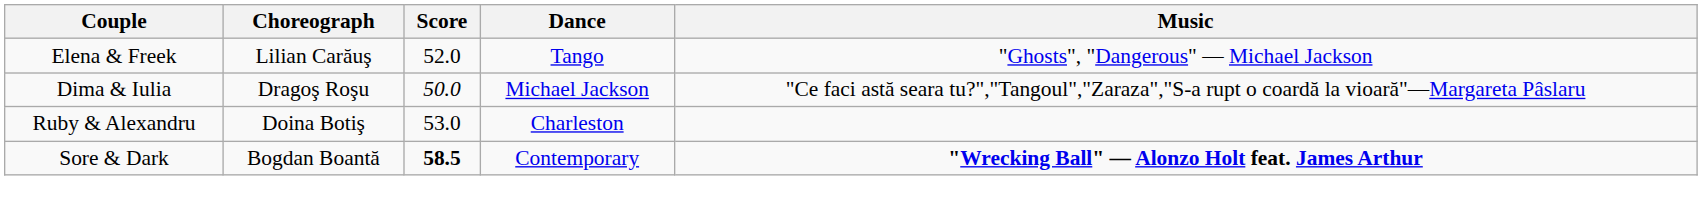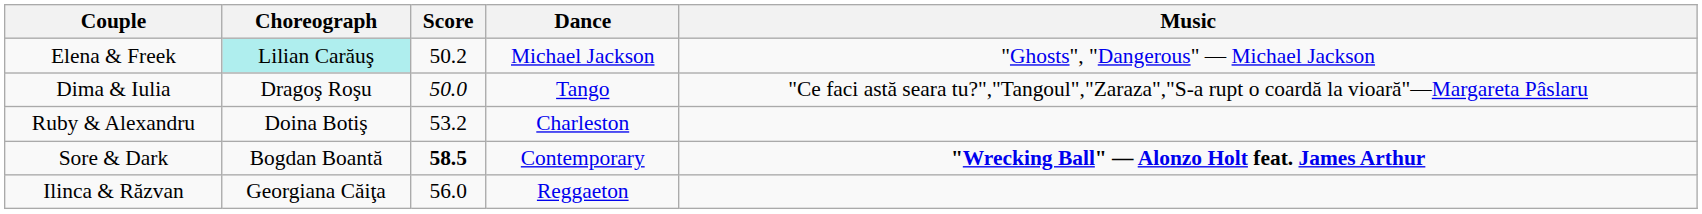(313, 55) no background -> (316, 55) paleturquoise background
(442, 55) 52.0 -> (448, 55) 50.2
(577, 55) Tango -> (583, 55) Michael Jackson
(577, 89) Michael Jackson -> (583, 89) Tango
(442, 123) 53.0 -> (448, 123) 53.2
+ row: (113, 191)
